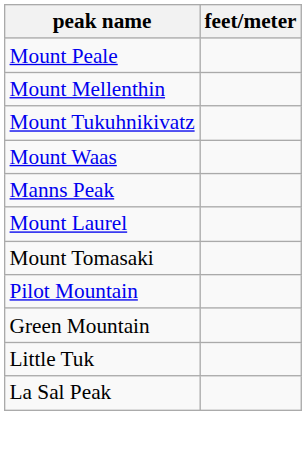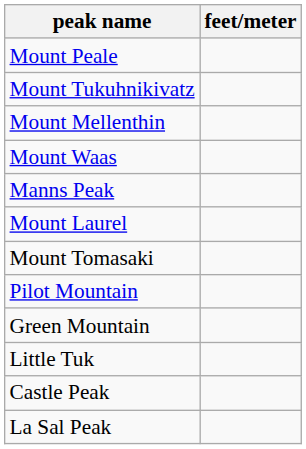rows swapped: (87, 88) <-> (102, 122)
+ row: (60, 392)
